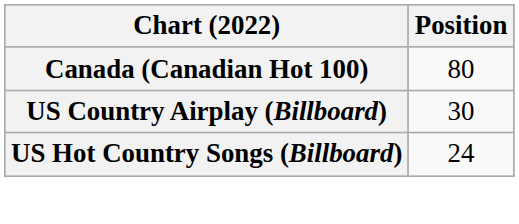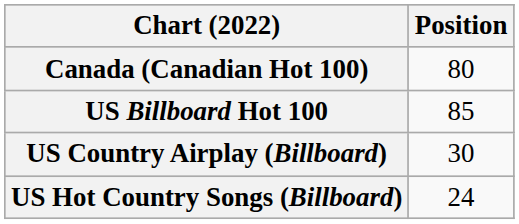+ row: (207, 111)
